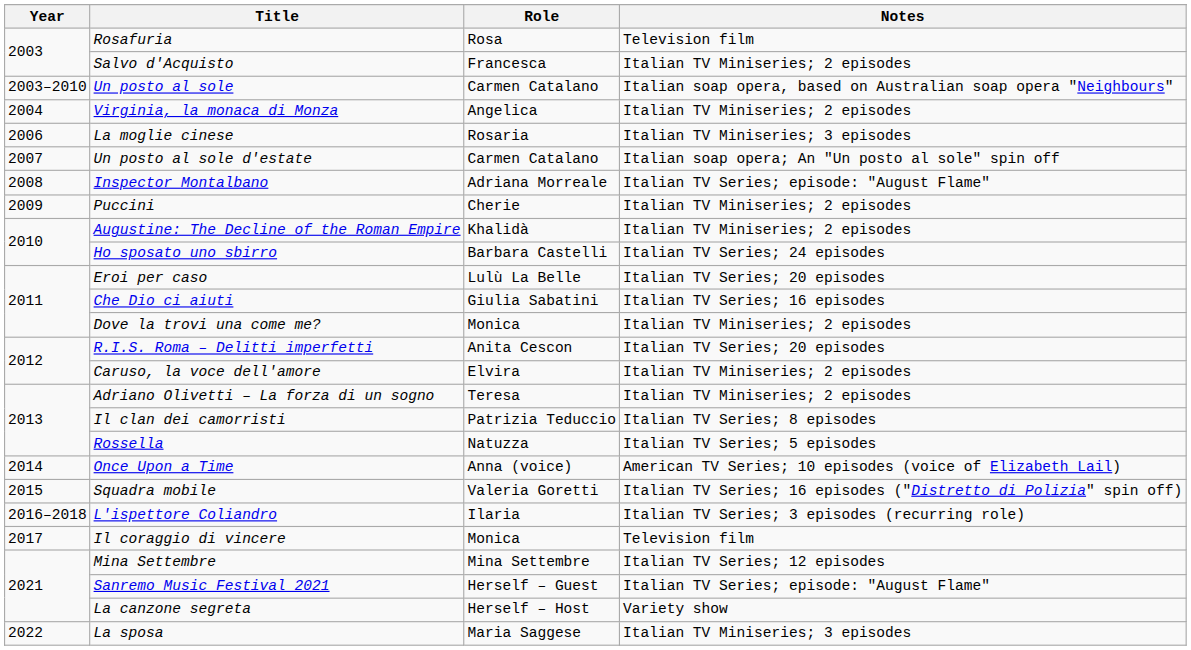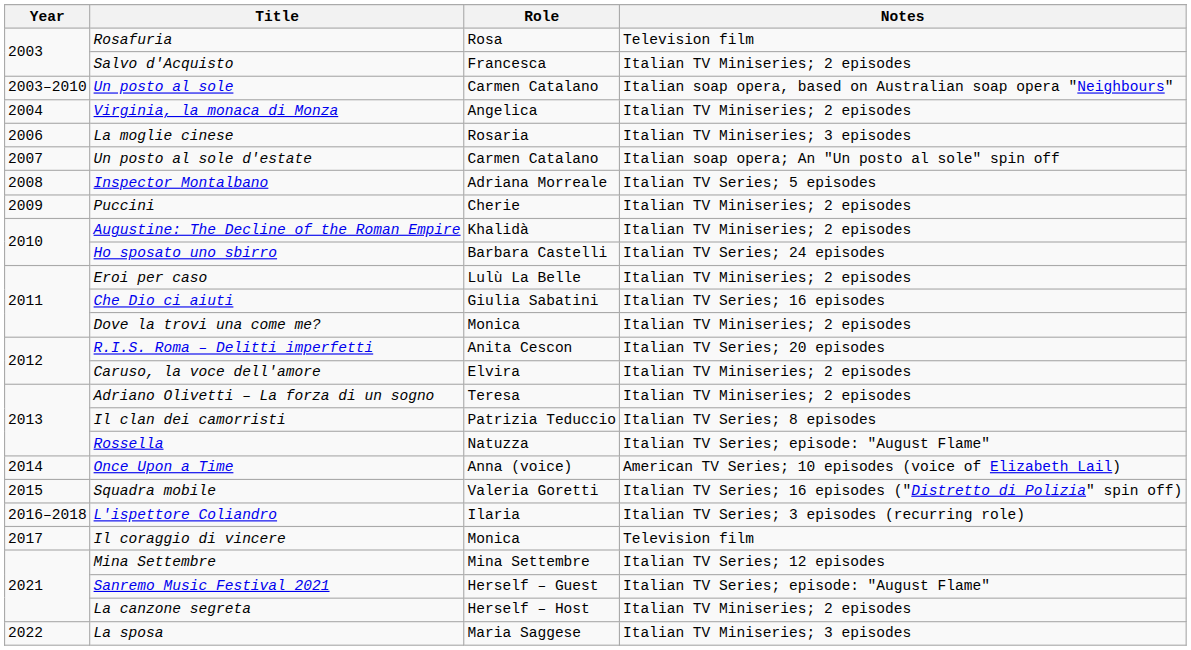(806, 183) Italian TV Series; episode: "August Flame" -> (750, 183) Italian TV Series; 5 episodes
(754, 277) Italian TV Series; 20 episodes -> (767, 277) Italian TV Miniseries; 2 episodes
(750, 444) Italian TV Series; 5 episodes -> (806, 444) Italian TV Series; episode: "August Flame"
(675, 610) Variety show -> (767, 610) Italian TV Miniseries; 2 episodes
